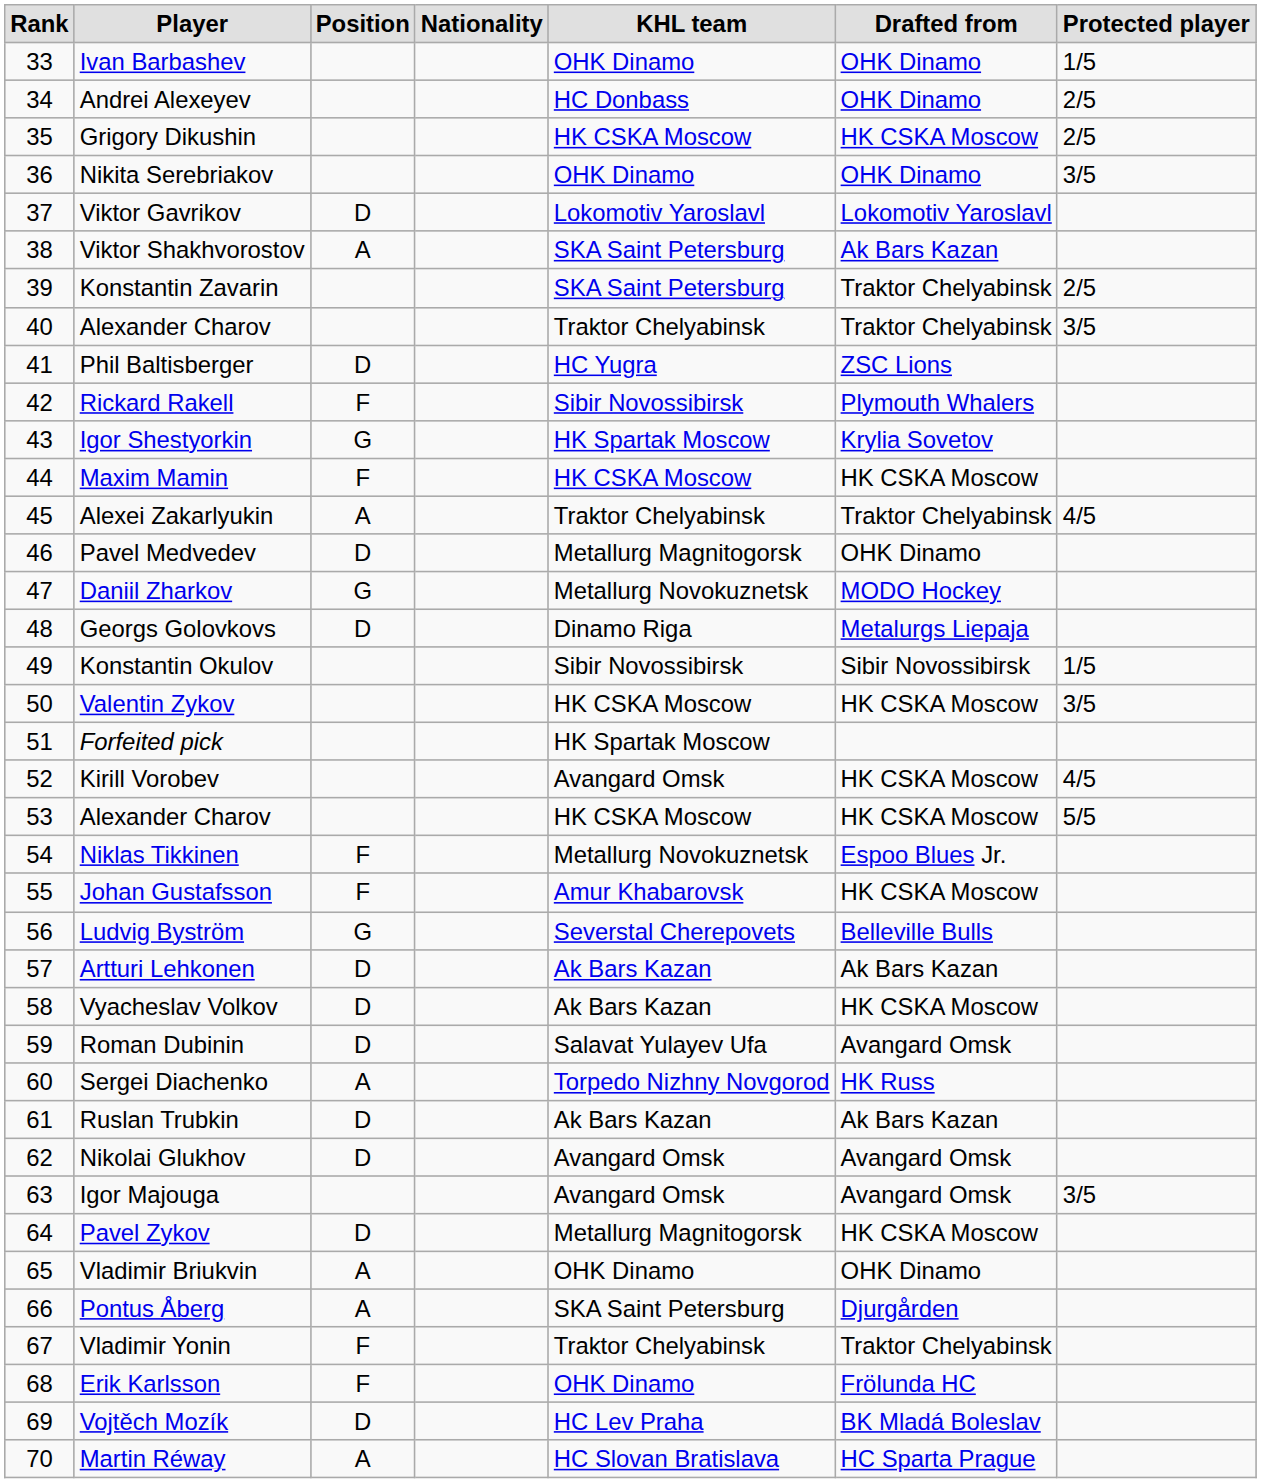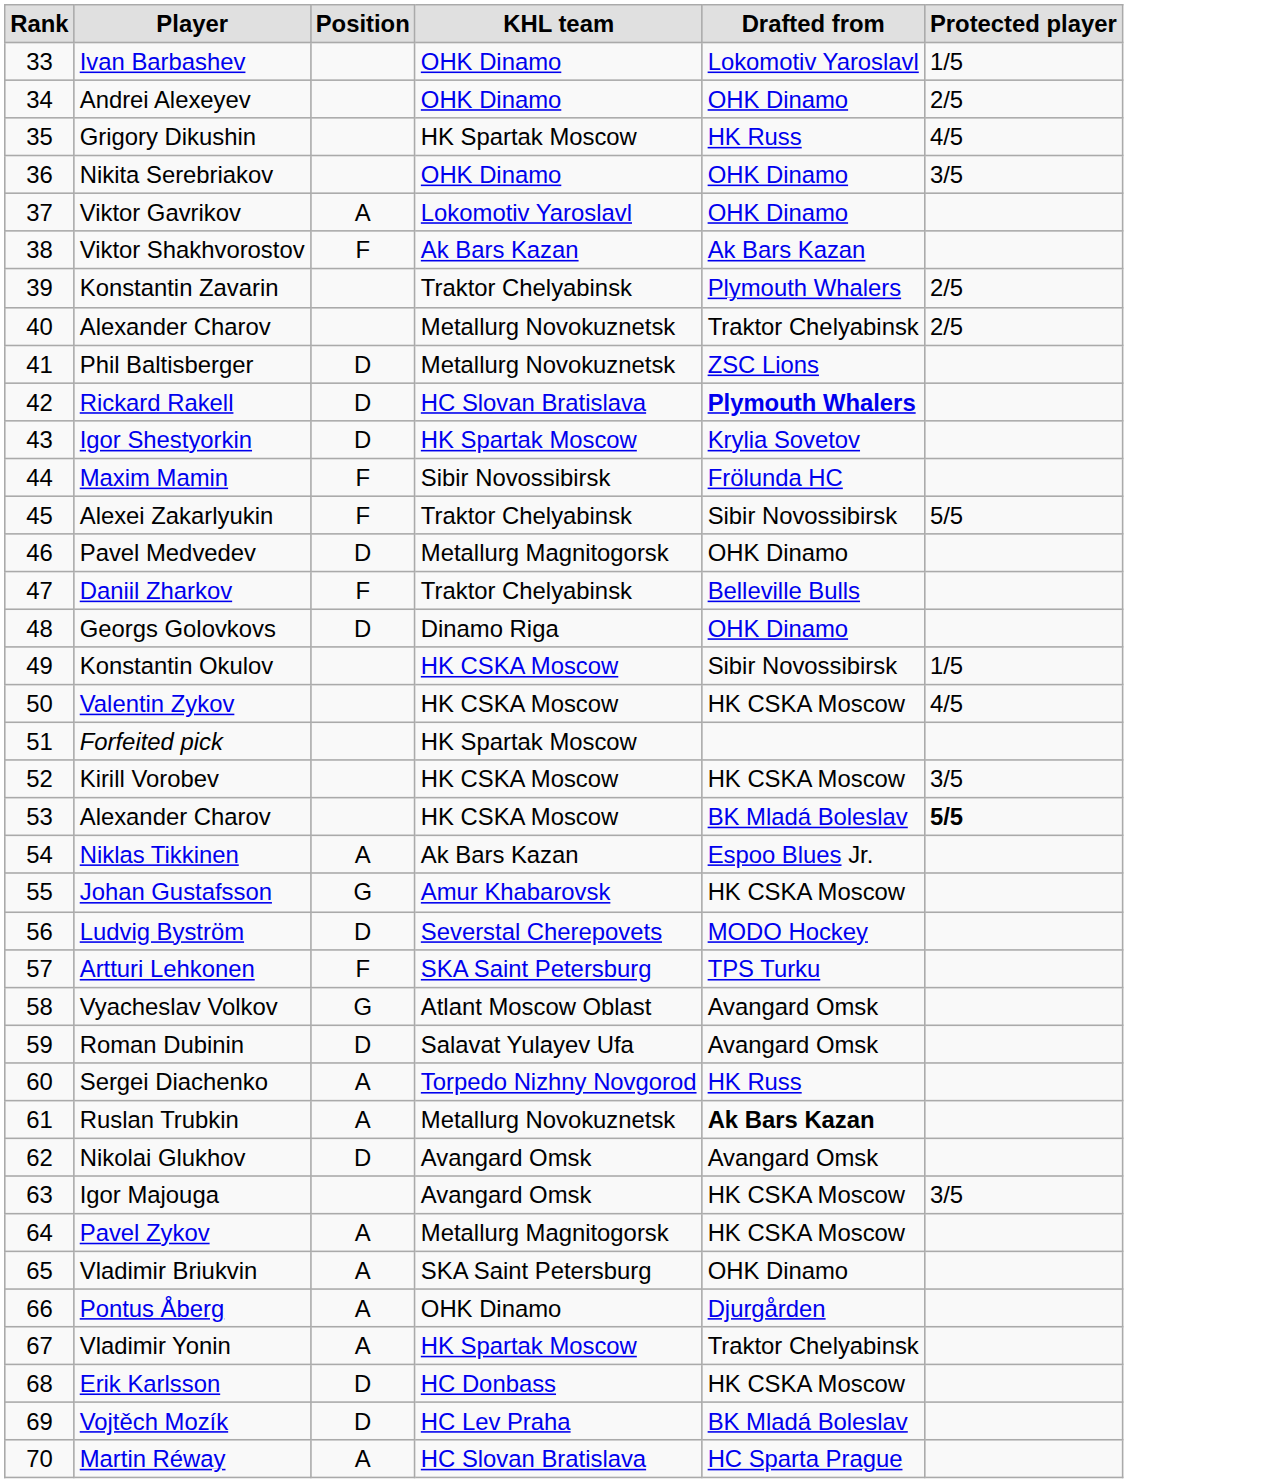- column: (482, 24)
(911, 62) OHK Dinamo -> (813, 62) Lokomotiv Yaroslavl
(621, 99) HC Donbass -> (491, 99) OHK Dinamo
(653, 137) HK CSKA Moscow -> (529, 137) HK Spartak Moscow
(939, 137) HK CSKA Moscow -> (755, 137) HK Russ
(1079, 137) 2/5 -> (946, 137) 4/5
(363, 213) D -> (363, 213) A
(946, 213) Lokomotiv Yaroslavl -> (778, 213) OHK Dinamo
(363, 251) A -> (363, 251) F
(669, 251) SKA Saint Petersburg -> (500, 251) Ak Bars Kazan
(669, 288) SKA Saint Petersburg -> (526, 288) Traktor Chelyabinsk
(946, 288) Traktor Chelyabinsk -> (804, 288) Plymouth Whalers
(659, 326) Traktor Chelyabinsk -> (548, 326) Metallurg Novokuznetsk
(1079, 326) 3/5 -> (946, 326) 2/5
(605, 364) HC Yugra -> (548, 364) Metallurg Novokuznetsk
(363, 402) F -> (363, 402) D
(649, 402) Sibir Novossibirsk -> (533, 402) HC Slovan Bratislava
(937, 402) normal -> (812, 402) bold
(363, 439) G -> (363, 439) D
(653, 477) HK CSKA Moscow -> (516, 477) Sibir Novossibirsk
(939, 477) HK CSKA Moscow -> (775, 477) Frölunda HC
(363, 515) A -> (363, 515) F
(946, 515) Traktor Chelyabinsk -> (802, 515) Sibir Novossibirsk
(1079, 515) 4/5 -> (946, 515) 5/5
(363, 591) G -> (363, 591) F
(681, 591) Metallurg Novokuznetsk -> (526, 591) Traktor Chelyabinsk
(921, 591) MODO Hockey -> (784, 591) Belleville Bulls
(935, 628) Metalurgs Liepaja -> (778, 628) OHK Dinamo
(649, 666) Sibir Novossibirsk -> (520, 666) HK CSKA Moscow
(1079, 704) 3/5 -> (946, 704) 4/5
(639, 779) Avangard Omsk -> (520, 779) HK CSKA Moscow
(1079, 779) 4/5 -> (946, 779) 3/5
(939, 817) HK CSKA Moscow -> (808, 817) BK Mladá Boleslav
(1079, 817) normal -> (946, 817) bold
(363, 855) F -> (363, 855) A
(681, 855) Metallurg Novokuznetsk -> (500, 855) Ak Bars Kazan
(363, 893) F -> (363, 893) G
(363, 931) G -> (363, 931) D
(917, 931) Belleville Bulls -> (788, 931) MODO Hockey
(363, 968) D -> (363, 968) F
(633, 968) Ak Bars Kazan -> (536, 968) SKA Saint Petersburg
(919, 968) Ak Bars Kazan -> (764, 968) TPS Turku
(363, 1006) D -> (363, 1006) G
(633, 1006) Ak Bars Kazan -> (536, 1006) Atlant Moscow Oblast
(939, 1006) HK CSKA Moscow -> (793, 1006) Avangard Omsk
(363, 1119) D -> (363, 1119) A
(633, 1119) Ak Bars Kazan -> (548, 1119) Metallurg Novokuznetsk
(919, 1119) normal -> (791, 1119) bold
(926, 1195) Avangard Omsk -> (806, 1195) HK CSKA Moscow
(363, 1233) D -> (363, 1233) A
(624, 1271) OHK Dinamo -> (536, 1271) SKA Saint Petersburg
(669, 1308) SKA Saint Petersburg -> (491, 1308) OHK Dinamo
(363, 1346) F -> (363, 1346) A
(659, 1346) Traktor Chelyabinsk -> (529, 1346) HK Spartak Moscow
(363, 1384) F -> (363, 1384) D
(624, 1384) OHK Dinamo -> (488, 1384) HC Donbass
(908, 1384) Frölunda HC -> (806, 1384) HK CSKA Moscow
